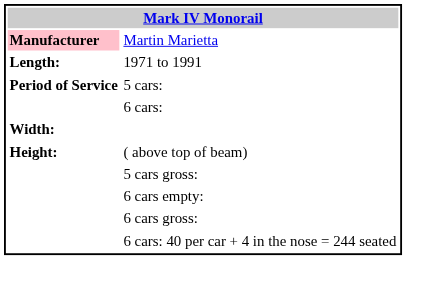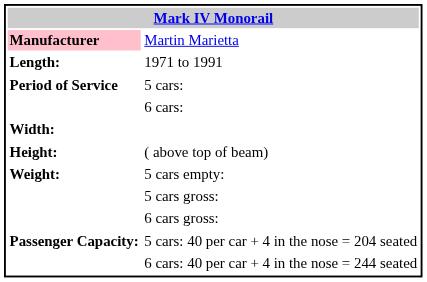+ row: (184, 174)
- row: (164, 196)
+ row: (281, 241)
